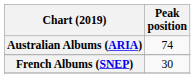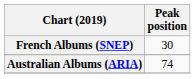rows swapped: (75, 45) <-> (75, 63)
